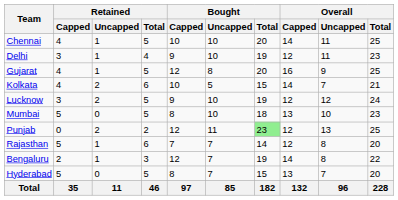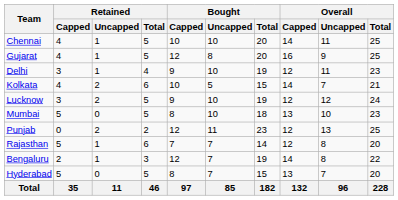rows swapped: (17, 56) <-> (22, 71)
(262, 129) lightgreen background -> (262, 129) no background
